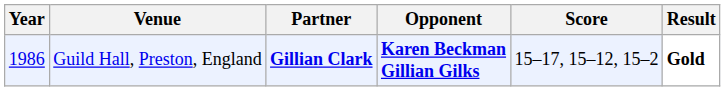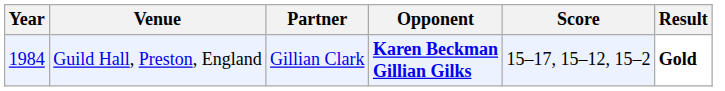(27, 60) 1986 -> (27, 60) 1984
(321, 60) bold -> (317, 60) normal
